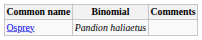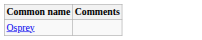- column: (110, 12)
